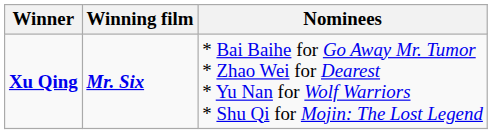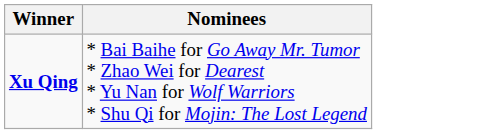- column: (140, 19)
